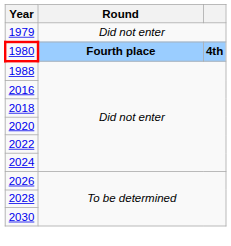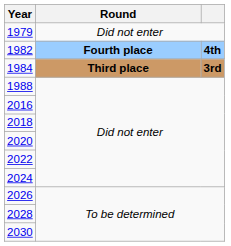- row: (22, 52)
+ row: (20, 50)
+ row: (20, 68)
